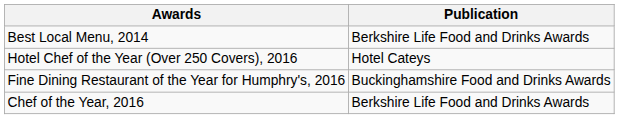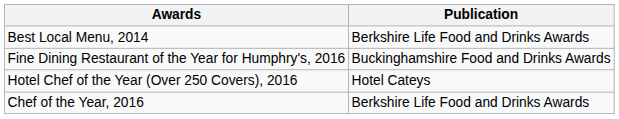rows swapped: (153, 59) <-> (176, 80)
